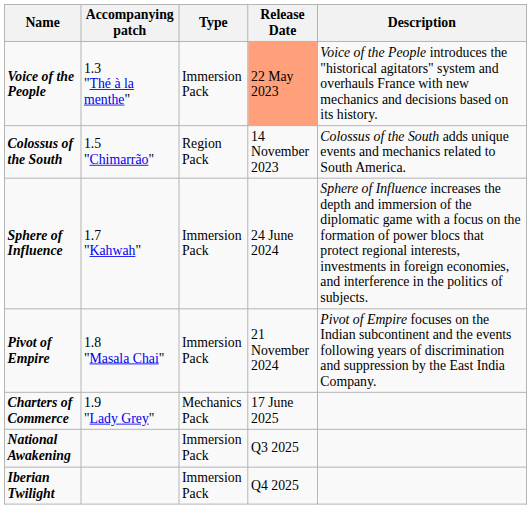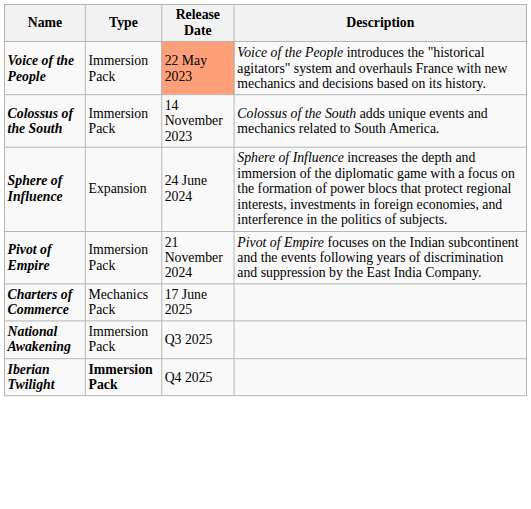- column: (130, 23)
(202, 151) Region Pack -> (118, 120) Immersion Pack
(212, 243) Immersion Pack -> (118, 189) Expansion
(212, 485) normal -> (121, 377) bold
